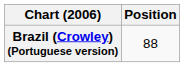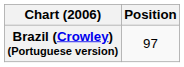(150, 43) 88 -> (150, 43) 97
